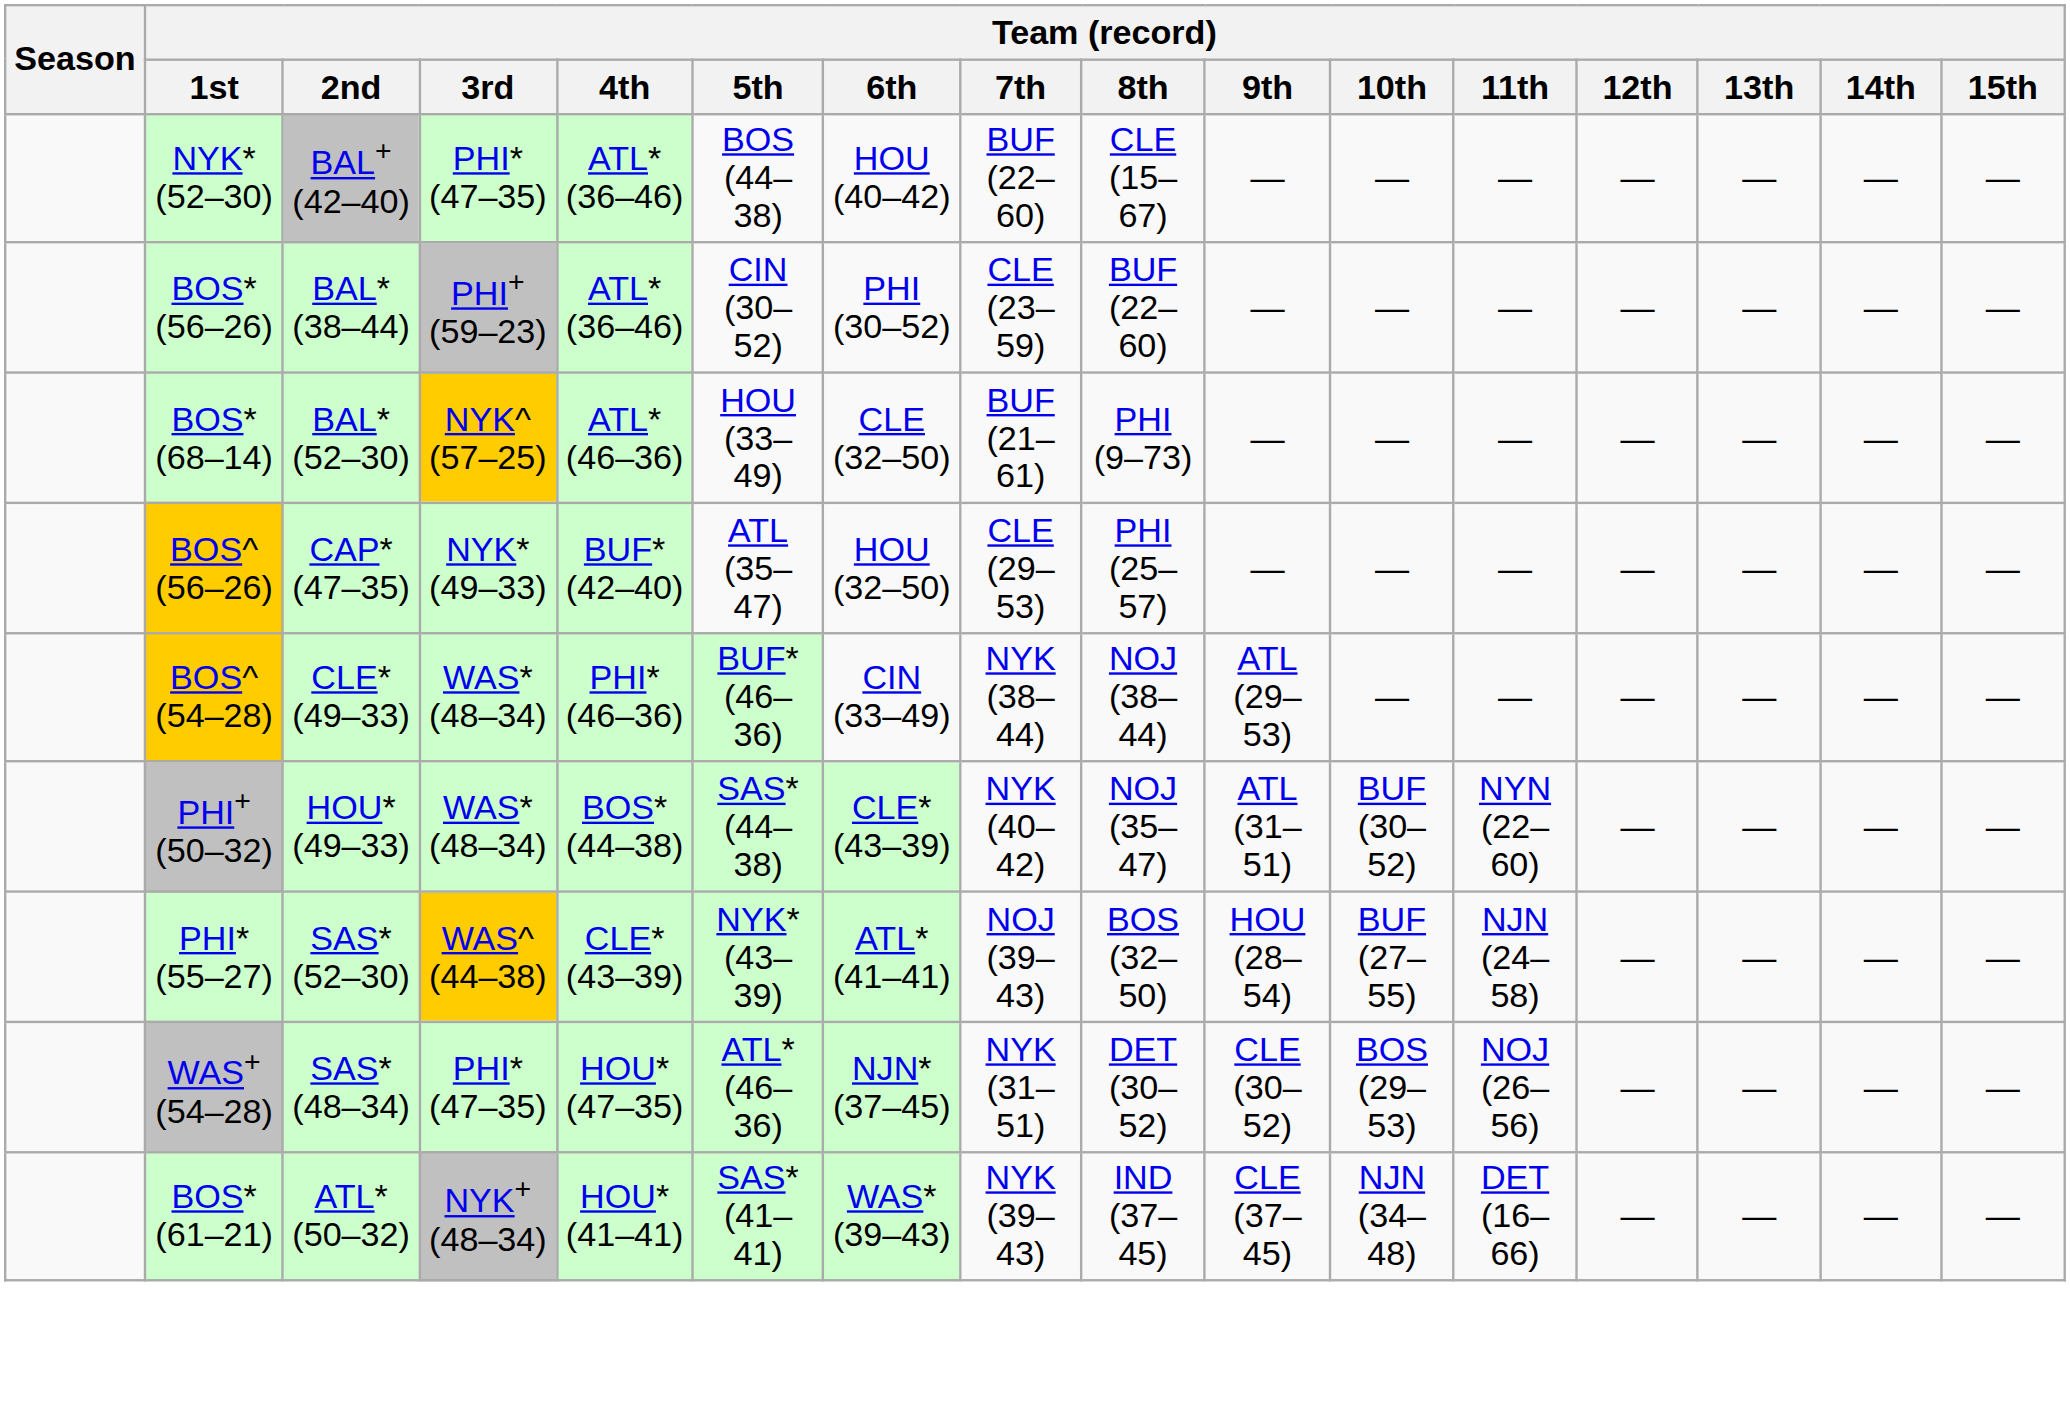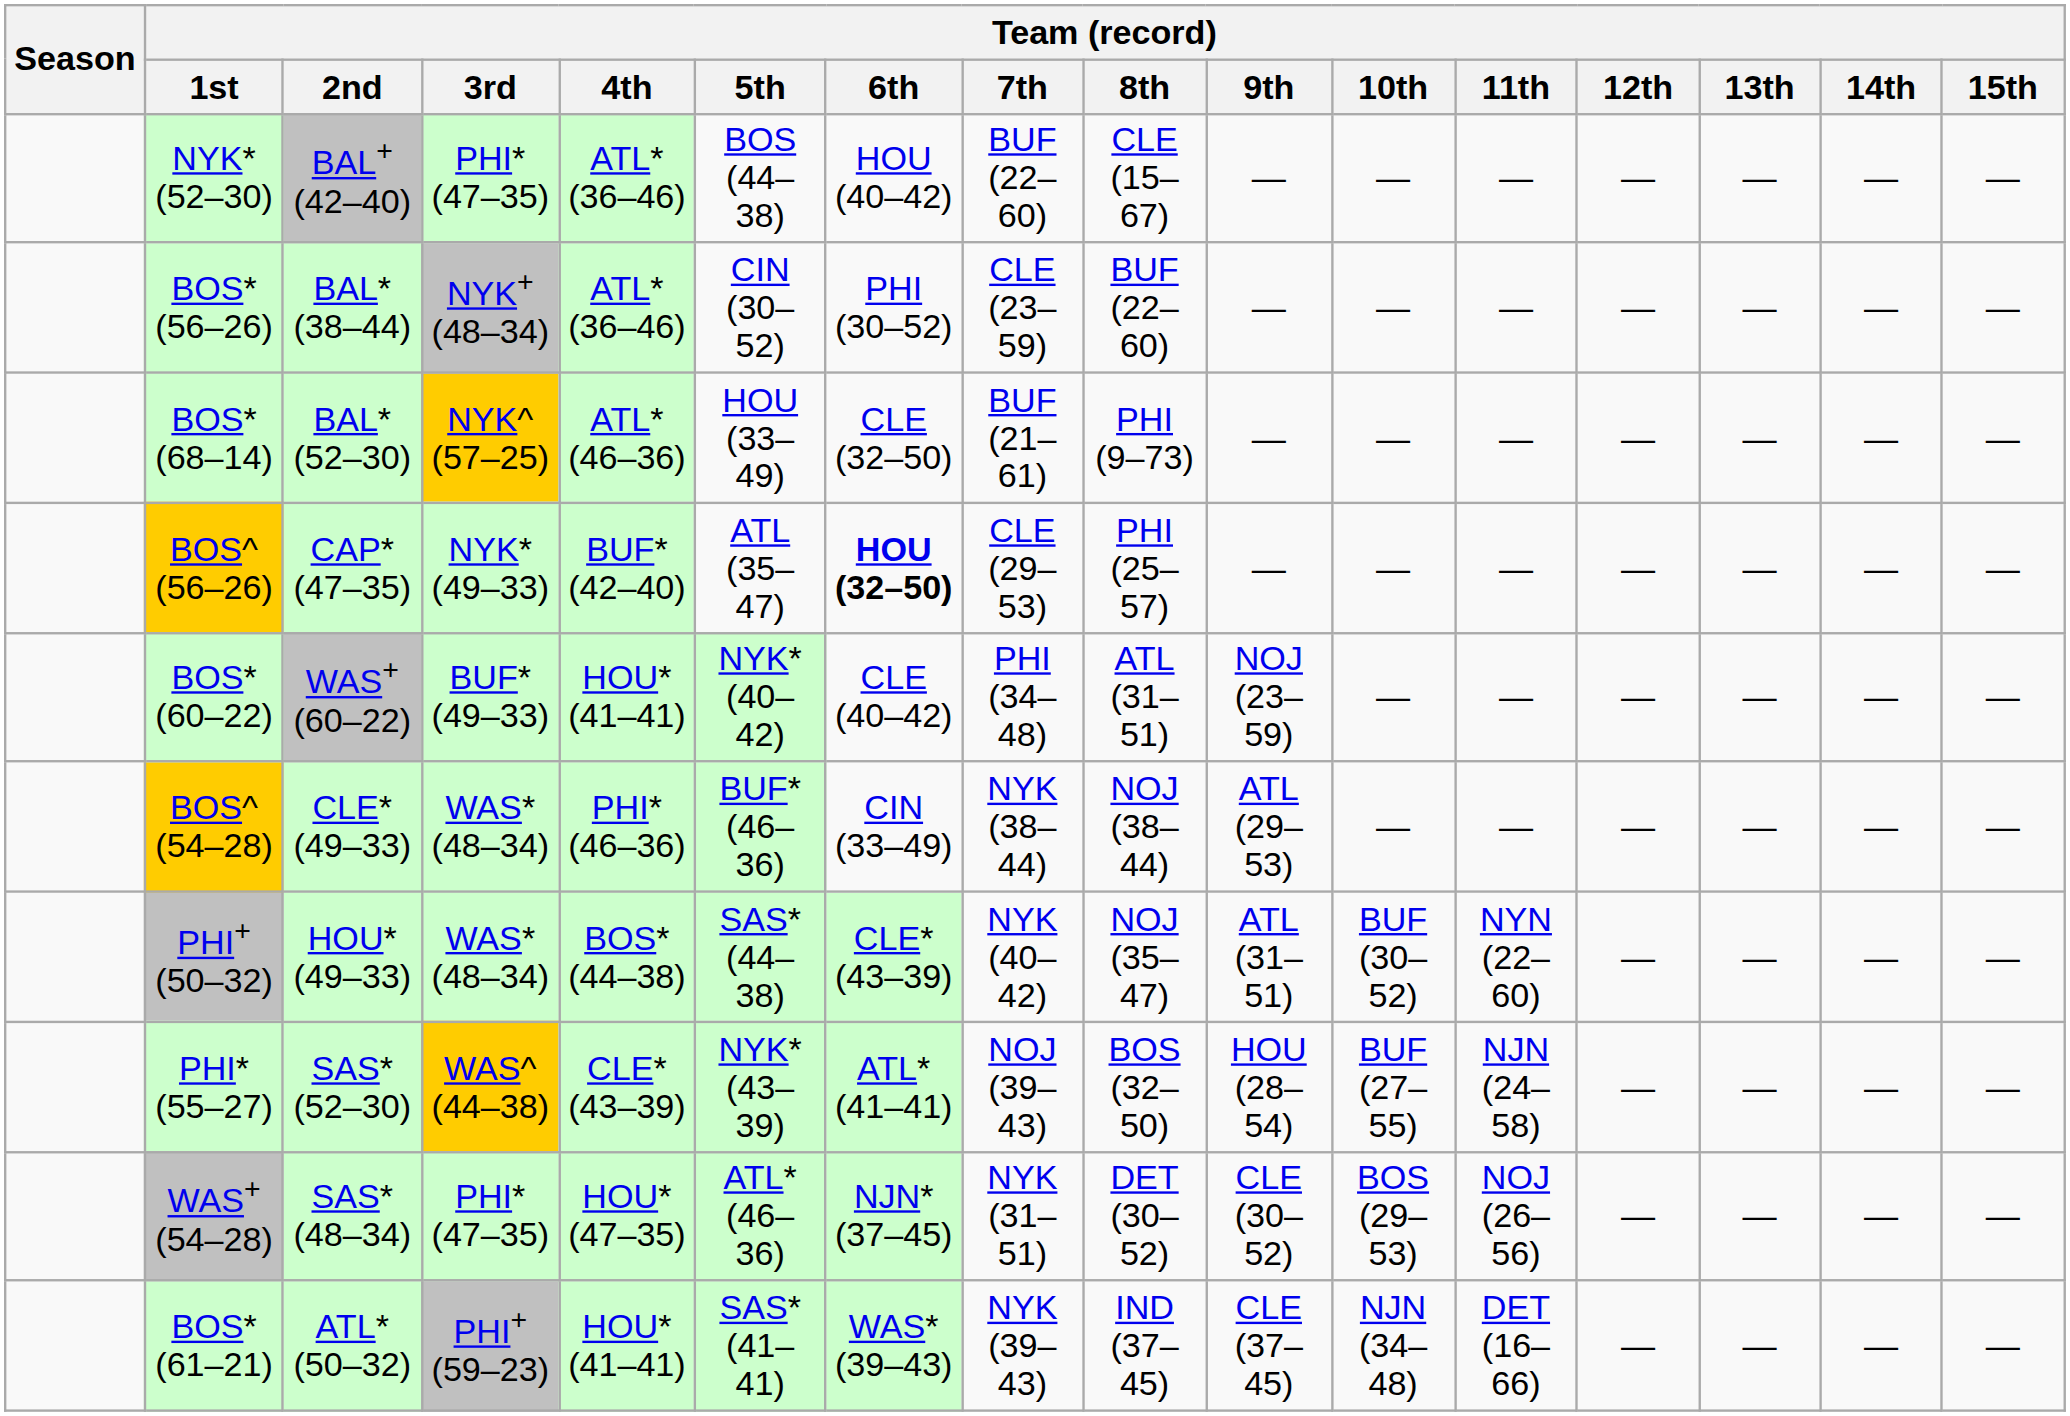(488, 308) PHI+ (59–23) -> (490, 308) NYK+ (48–34)
(892, 568) normal -> (894, 568) bold
+ row: (214, 697)
(488, 1216) NYK+ (48–34) -> (490, 1346) PHI+ (59–23)
